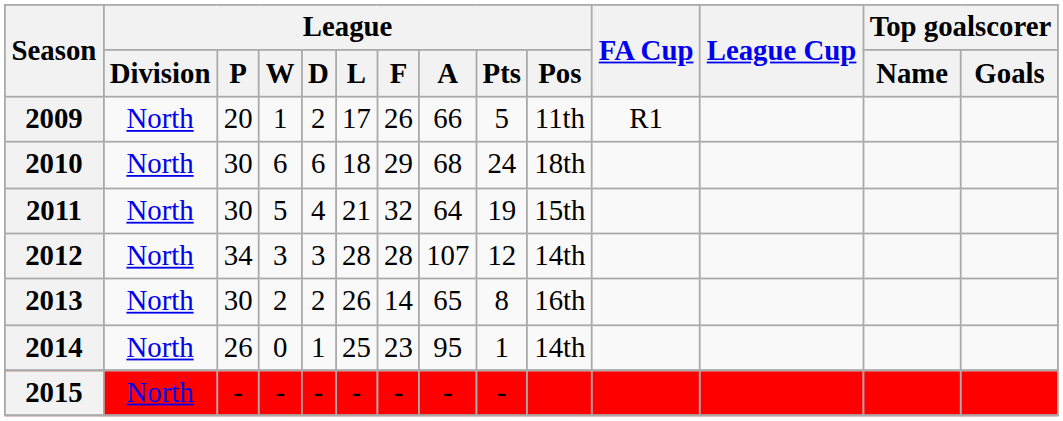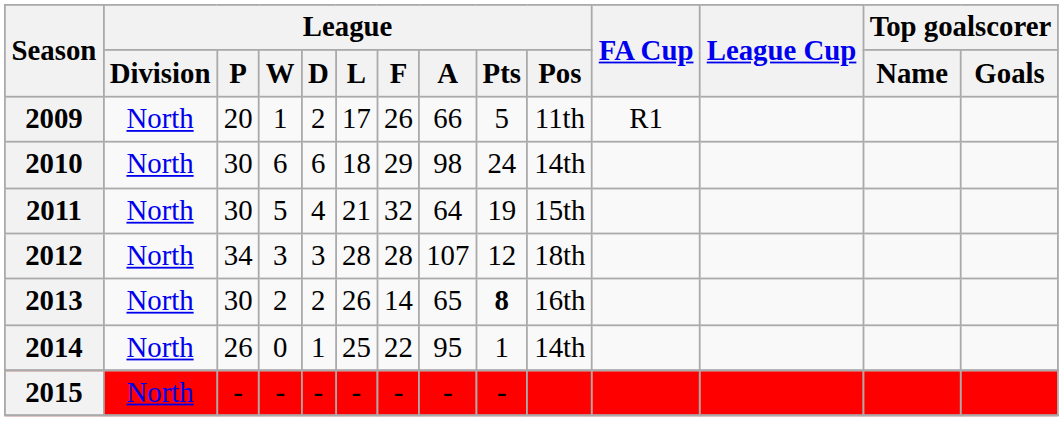(448, 164) 68 -> (448, 164) 98
(560, 164) 18th -> (560, 164) 14th
(560, 255) 14th -> (560, 255) 18th
(502, 301) normal -> (502, 301) bold
(398, 347) 23 -> (398, 347) 22
